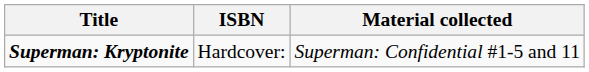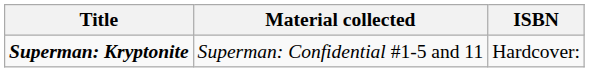columns swapped: (437, 19) <-> (242, 19)
